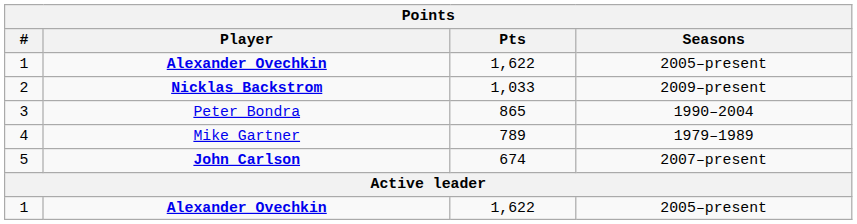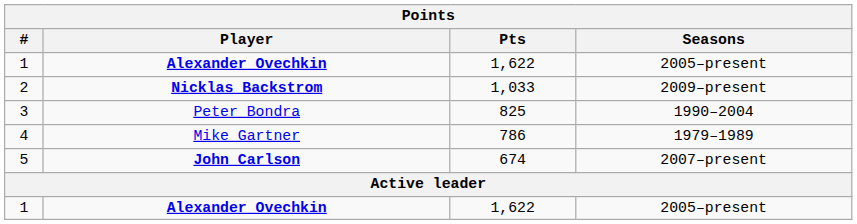(513, 113) 865 -> (513, 113) 825
(513, 137) 789 -> (513, 137) 786
